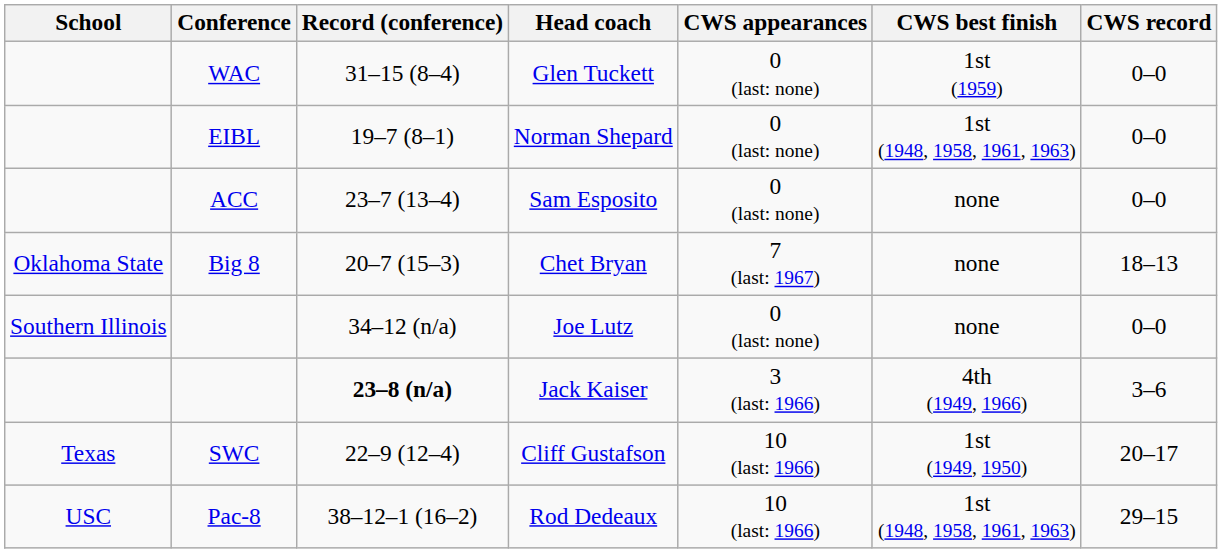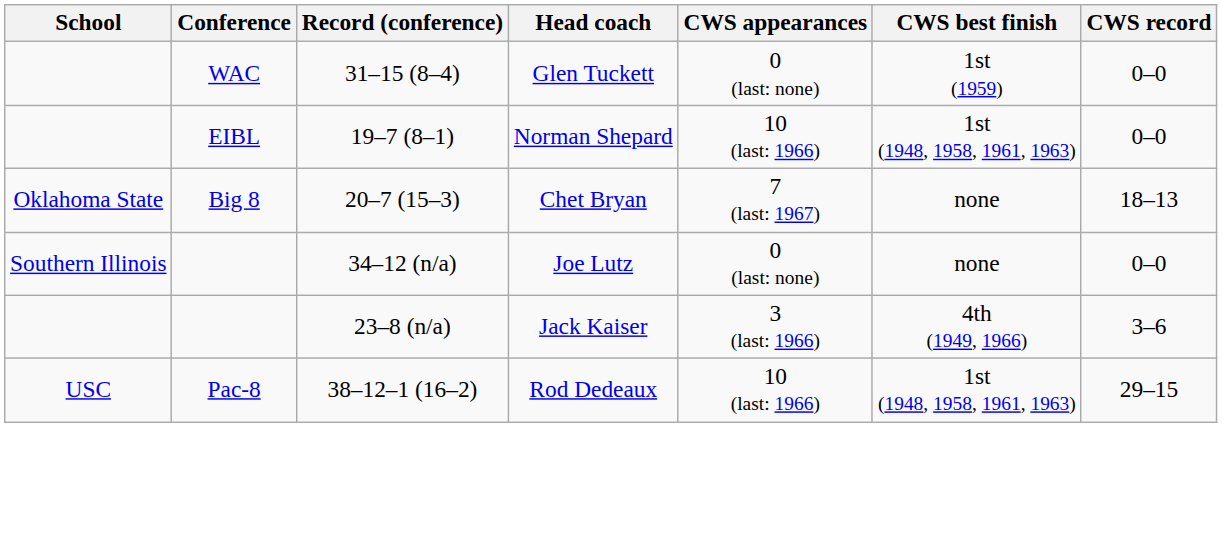(775, 136) 0 (last: none) -> (775, 136) 10 (last: 1966)
- row: (593, 199)
(402, 389) bold -> (402, 326) normal
- row: (593, 453)
